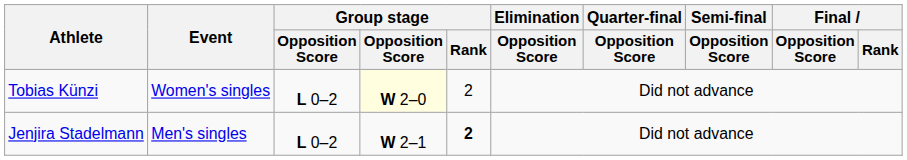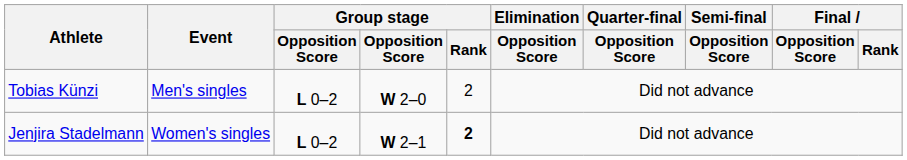(211, 91) Women's singles -> (199, 91) Men's singles
(403, 100) lightyellow background -> (403, 100) no background
(199, 134) Men's singles -> (211, 134) Women's singles
